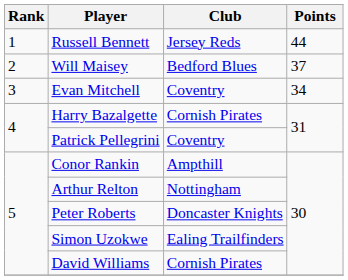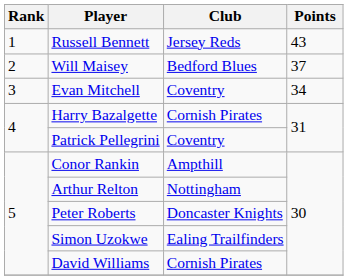(299, 41) 44 -> (299, 41) 43
